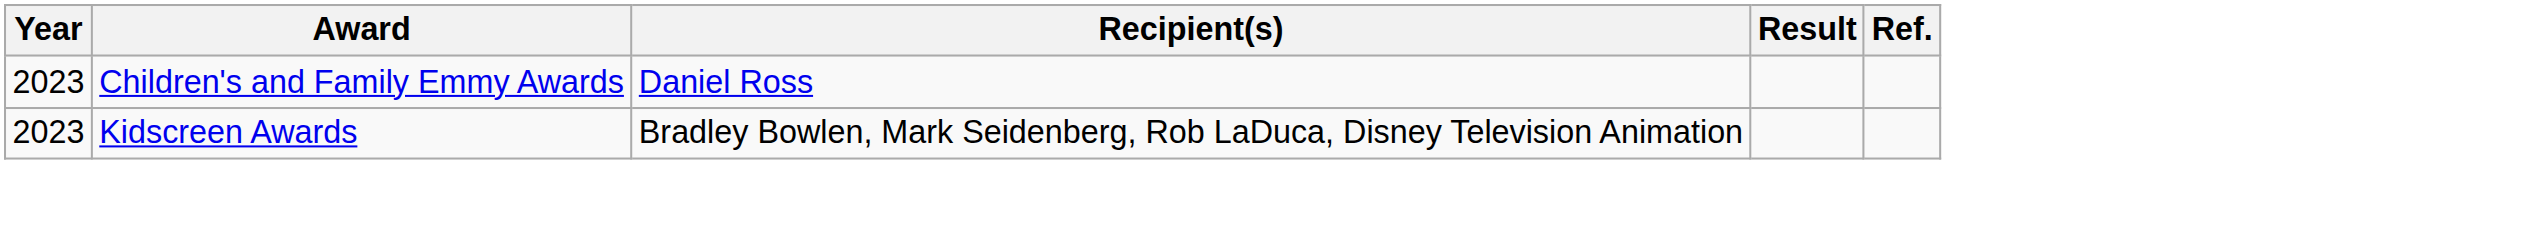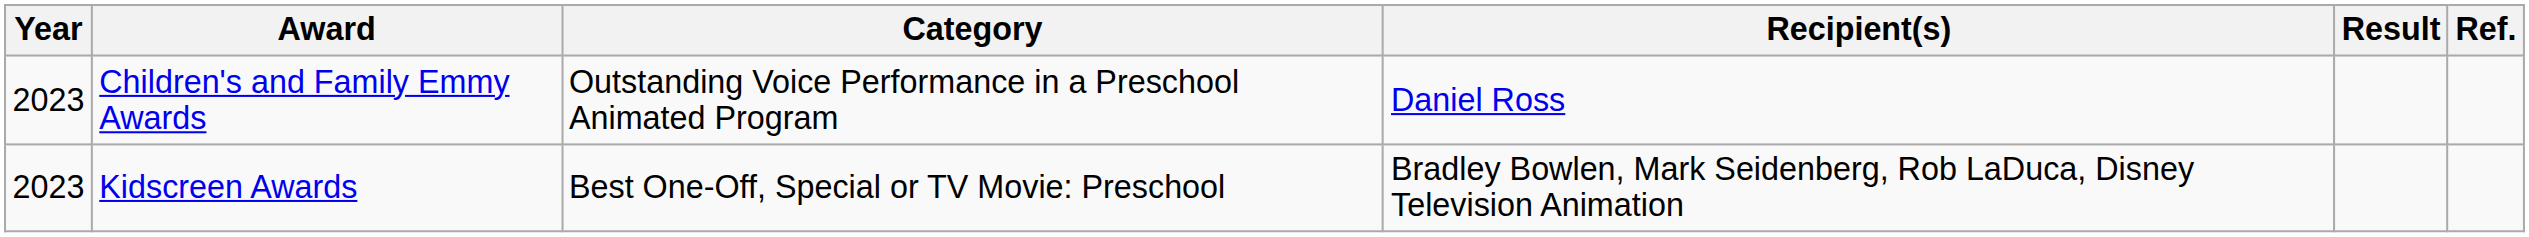+ column: (973, 30)
